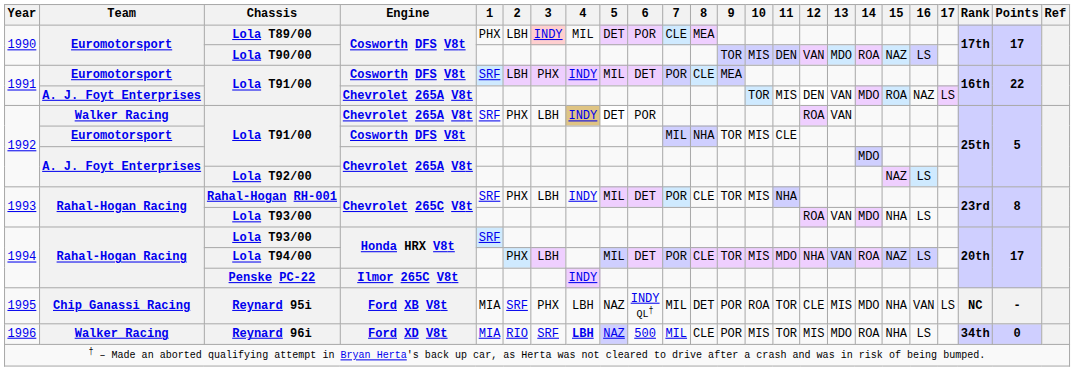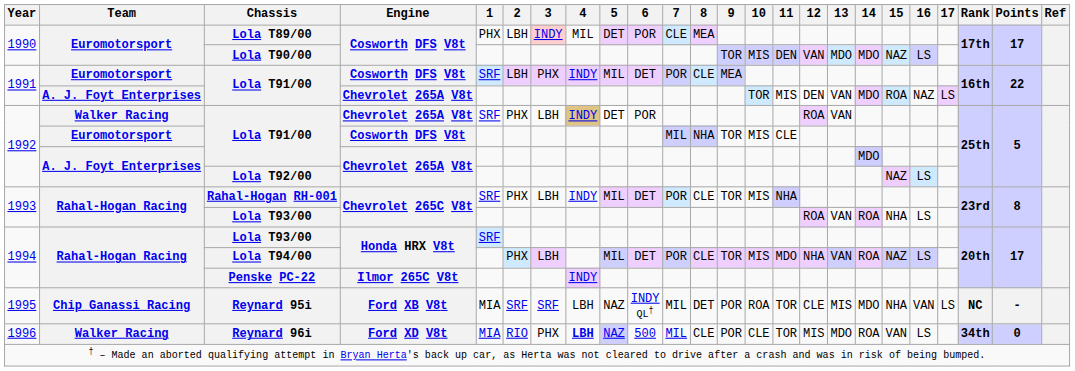(869, 55) ROA -> (869, 55) MDO
(869, 217) MDO -> (869, 217) ROA
(548, 306) PHX -> (548, 306) SRF
(548, 334) SRF -> (548, 334) PHX
(759, 334) MIS -> (759, 334) CLE
(896, 334) NHA -> (896, 334) VAN
